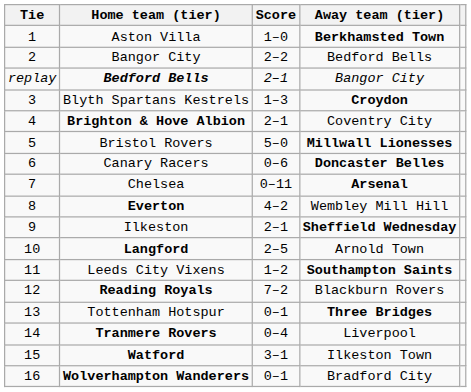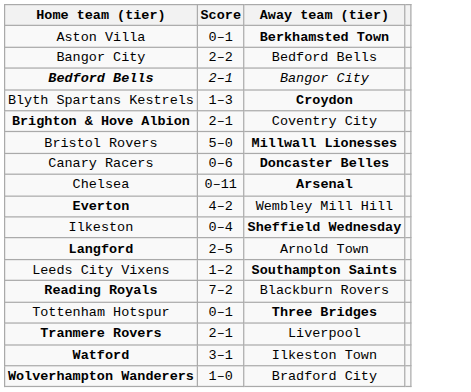- column: (32, 15)
(276, 37) 1–0 -> (221, 37) 0–1
(276, 228) 2–1 -> (221, 228) 0–4
(276, 334) 0–4 -> (221, 334) 2–1
(276, 376) 0–1 -> (221, 376) 1–0
